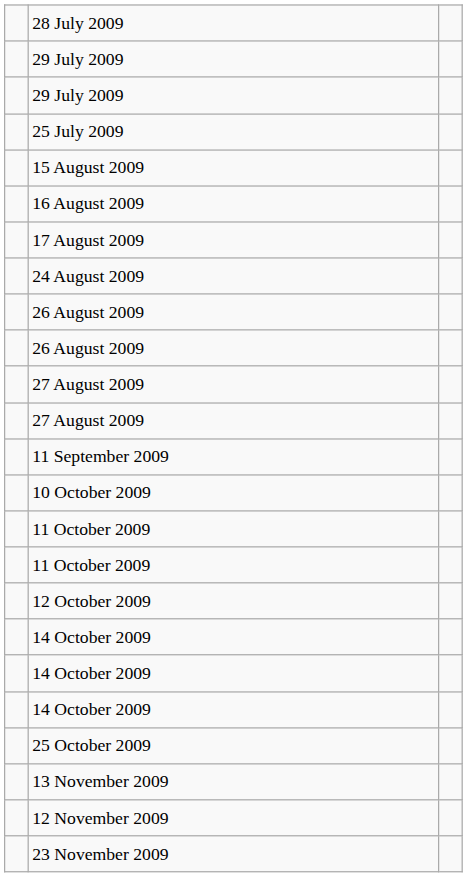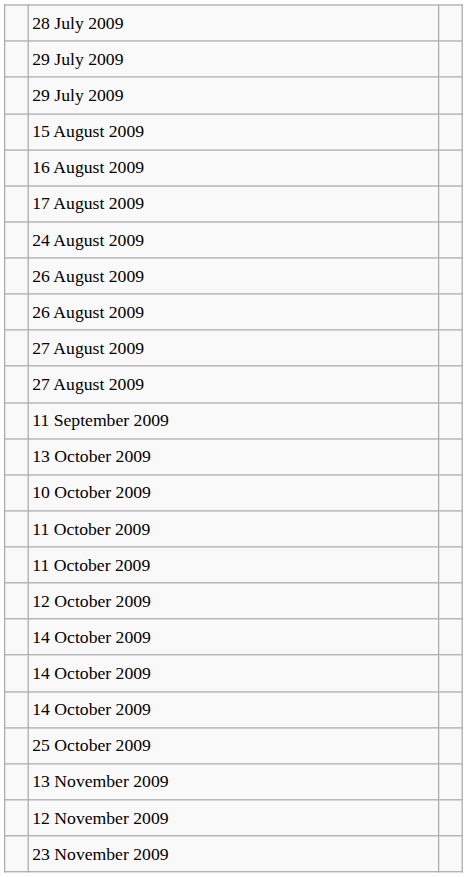- row: (16, 132)
+ row: (16, 457)
